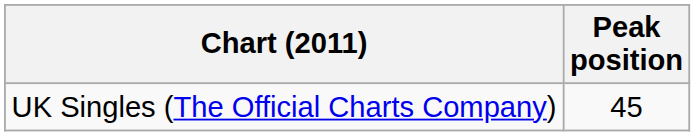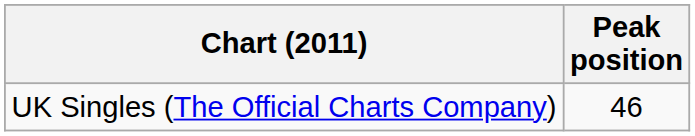(627, 106) 45 -> (627, 106) 46
